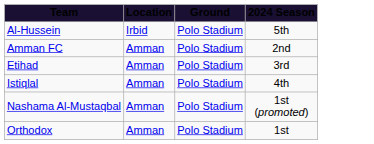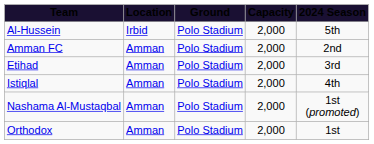+ column: (271, 13)
